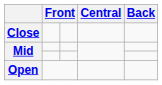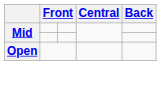- row: (23, 32)
